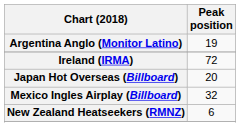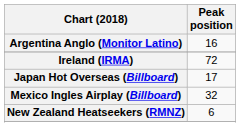(211, 43) 19 -> (211, 43) 16
(211, 78) 20 -> (211, 78) 17
